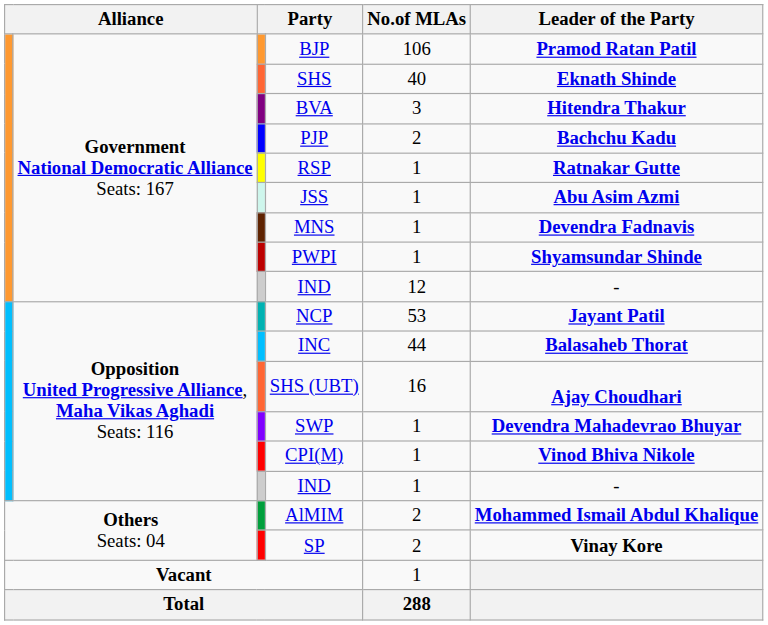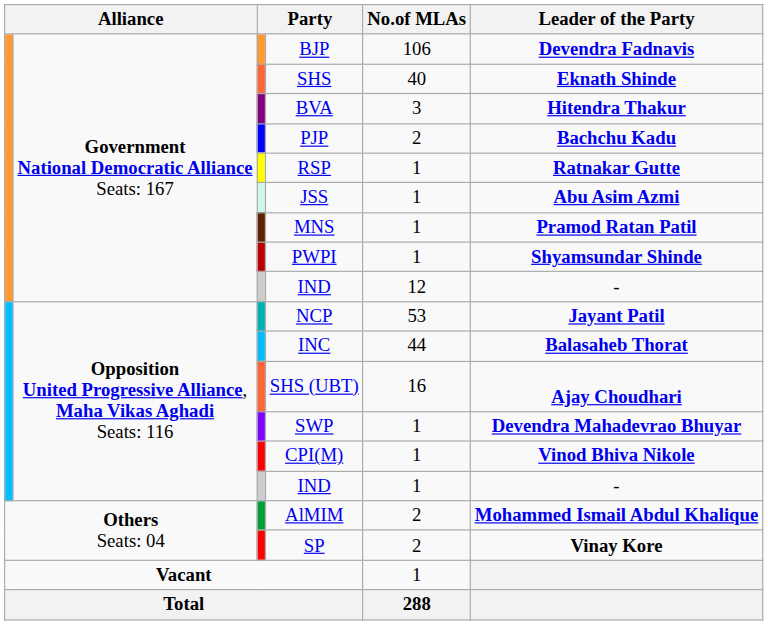(616, 49) Pramod Ratan Patil -> (616, 49) Devendra Fadnavis
(616, 227) Devendra Fadnavis -> (616, 227) Pramod Ratan Patil
